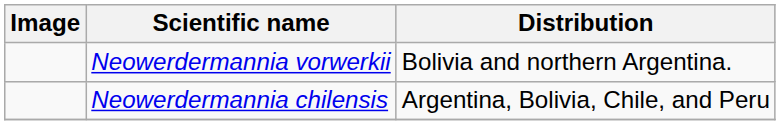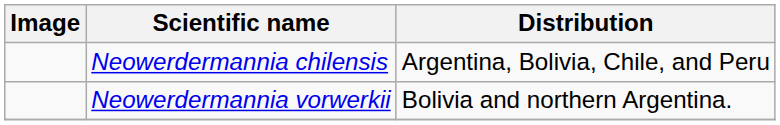rows swapped: (240, 100) <-> (241, 61)
